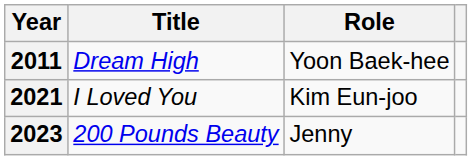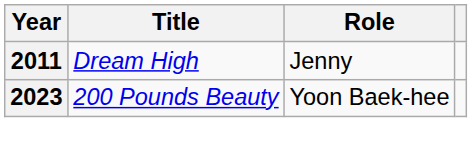(369, 60) Yoon Baek-hee -> (321, 60) Jenny
- row: (36, 97)
(321, 135) Jenny -> (369, 97) Yoon Baek-hee
